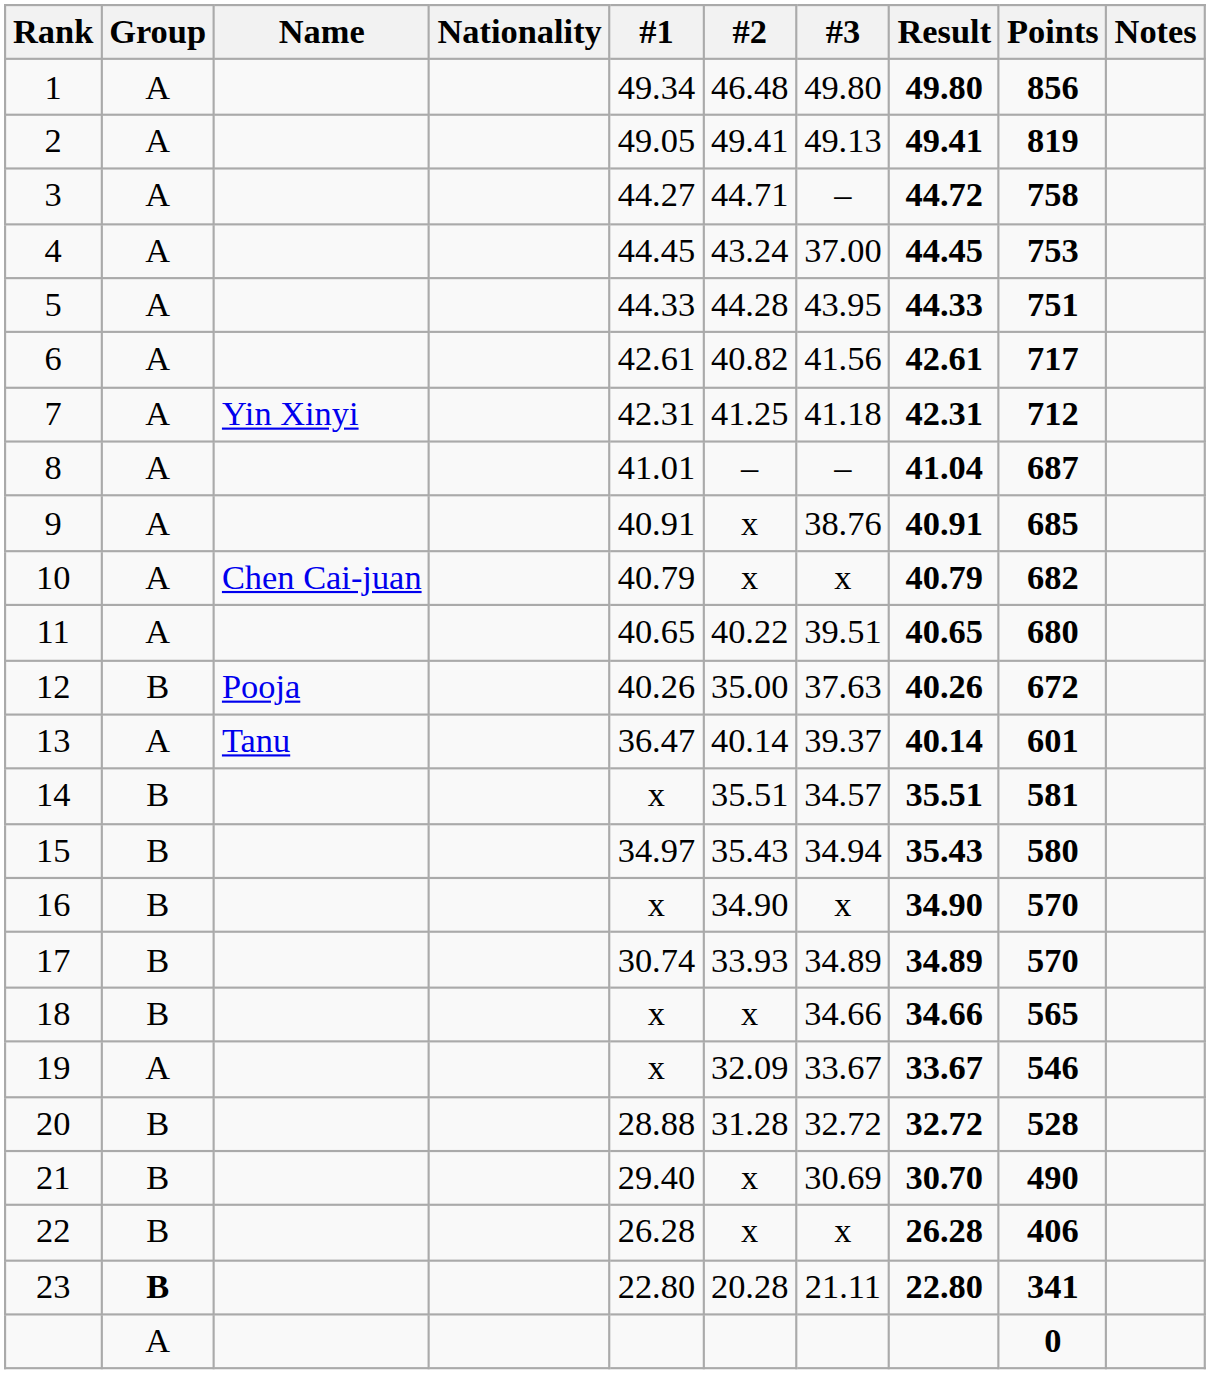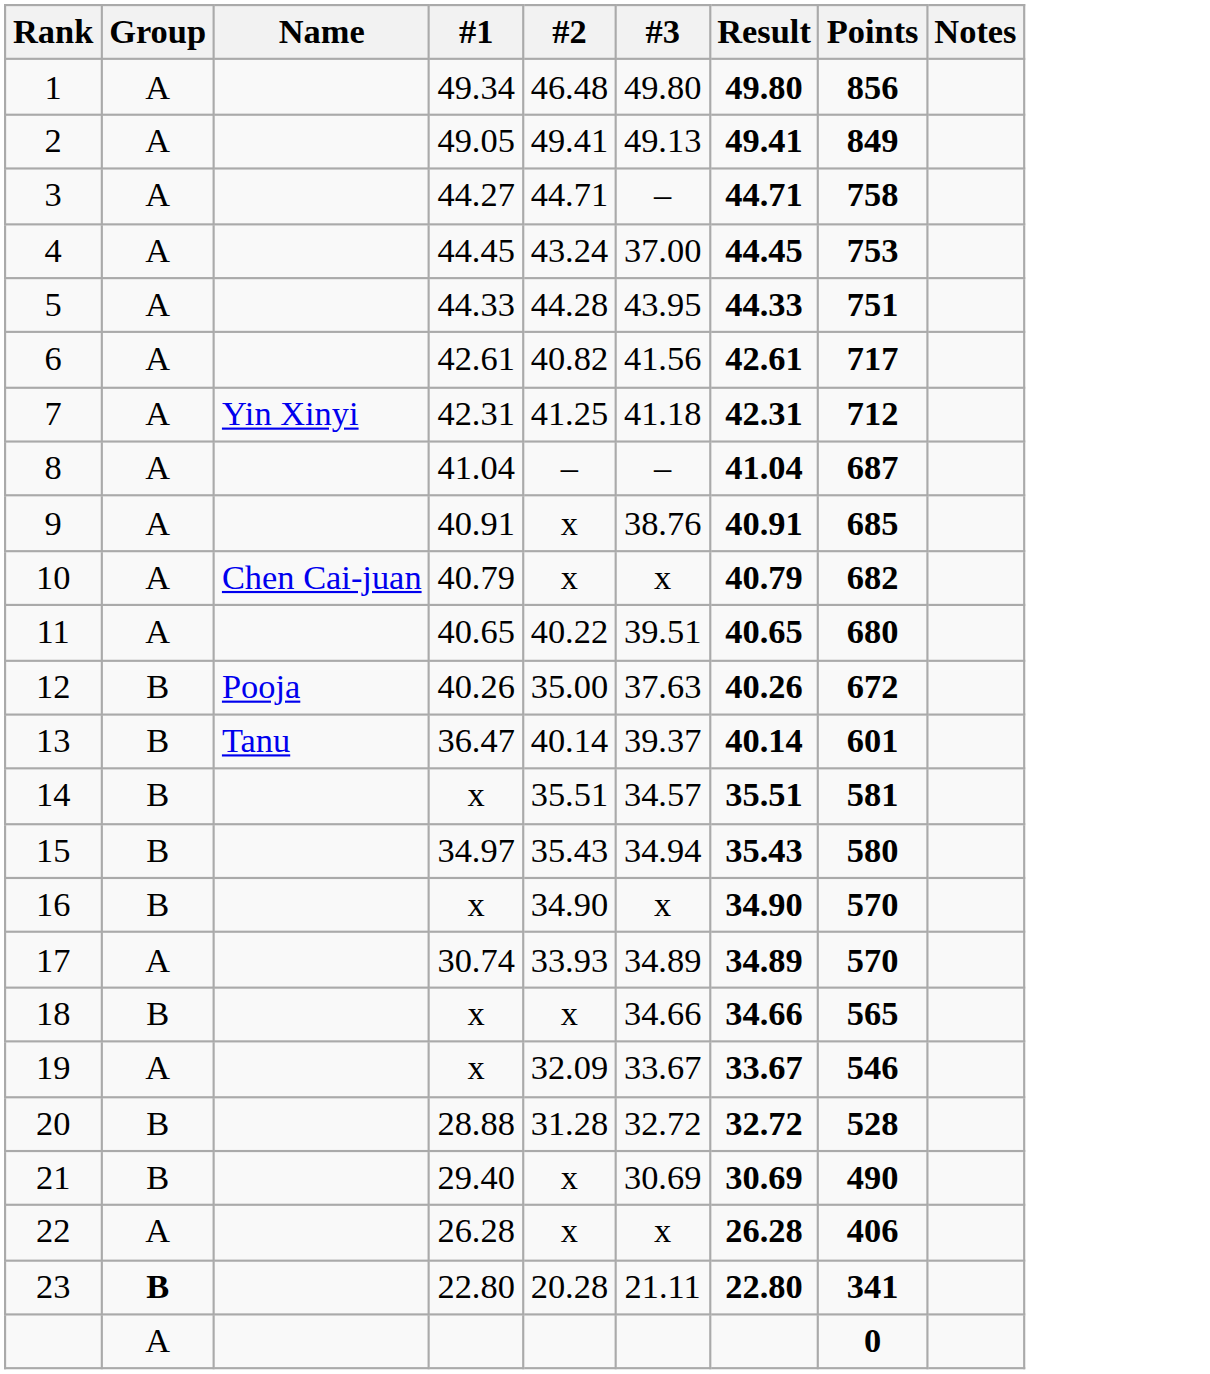- column: (520, 31)
(1053, 140) 819 -> (873, 140) 849
(944, 195) 44.72 -> (764, 195) 44.71
(656, 468) 41.01 -> (476, 468) 41.04
(158, 741) A -> (158, 741) B
(158, 959) B -> (158, 959) A
(944, 1177) 30.70 -> (764, 1177) 30.69
(158, 1232) B -> (158, 1232) A
